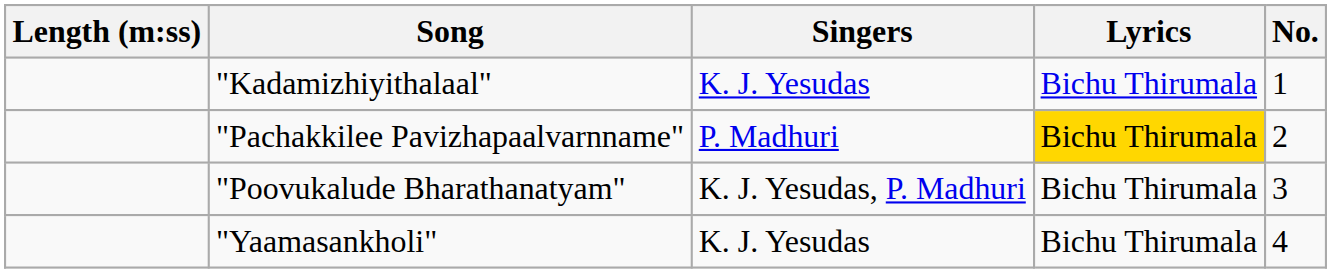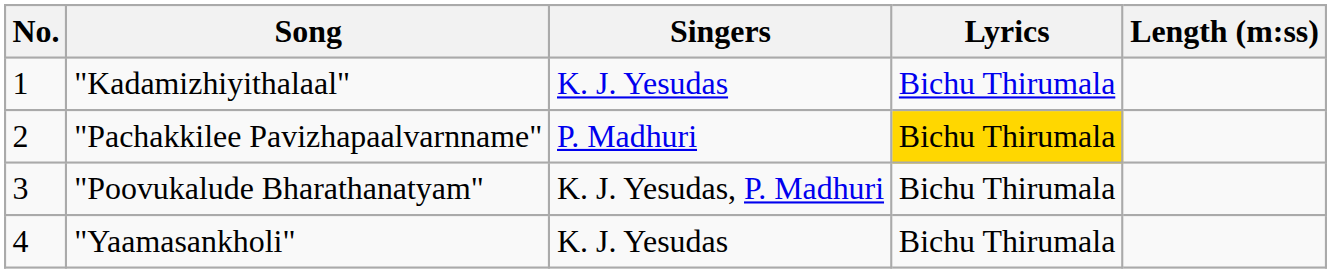columns swapped: (1295, 31) <-> (107, 31)
